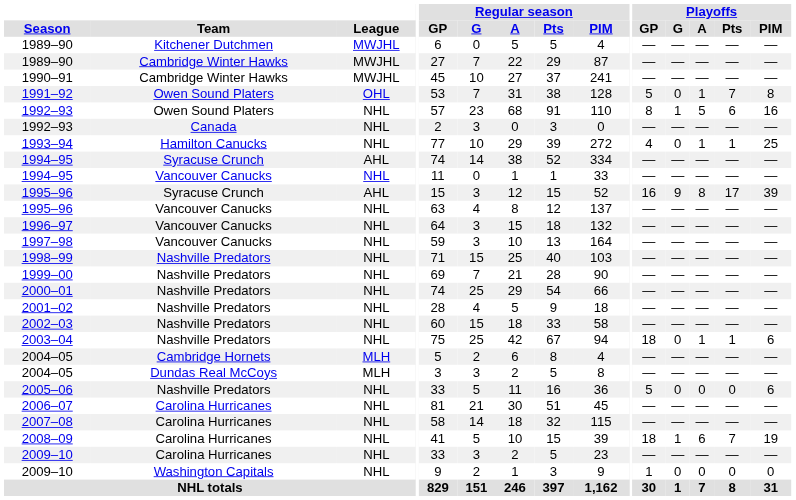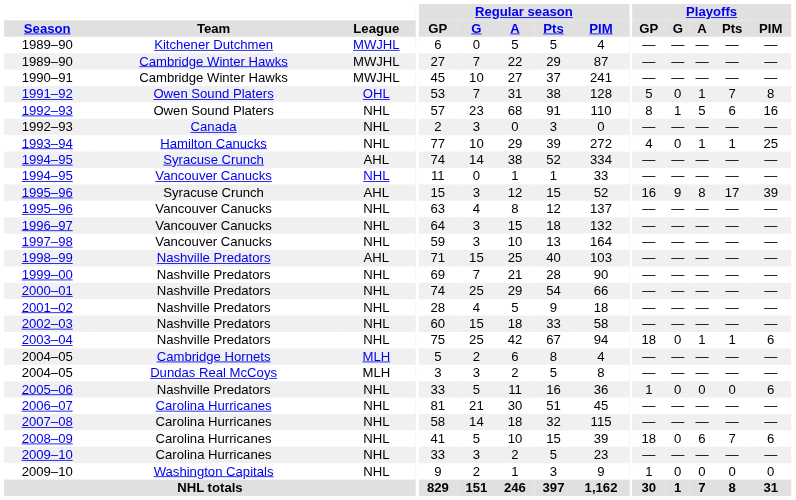(376, 258) NHL -> (376, 258) AHL
(649, 389) 5 -> (649, 389) 1
(678, 438) 1 -> (678, 438) 0
(771, 438) 19 -> (771, 438) 6
